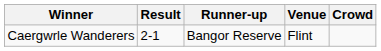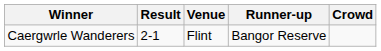columns swapped: (234, 14) <-> (307, 14)
